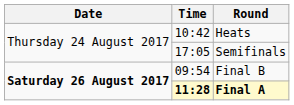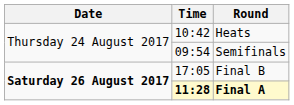(192, 52) 17:05 -> (192, 52) 09:54
(192, 71) 09:54 -> (192, 71) 17:05
